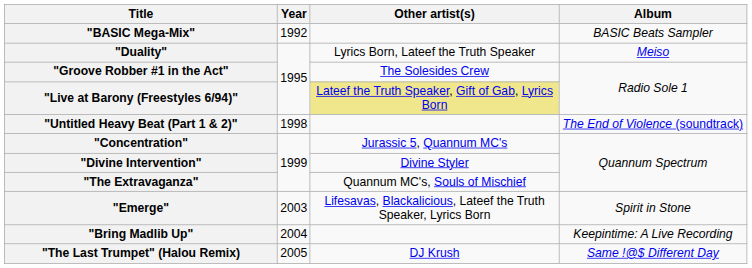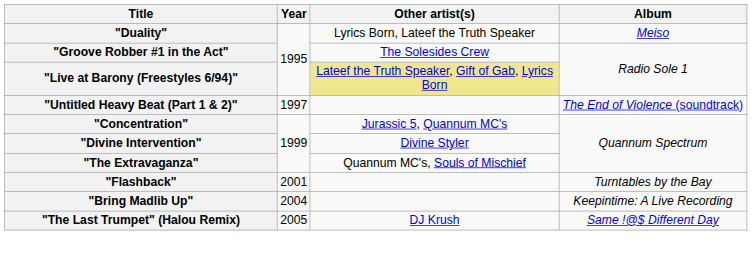- row: (141, 33)
(294, 124) 1998 -> (294, 104) 1997
+ row: (141, 182)
- row: (141, 208)
